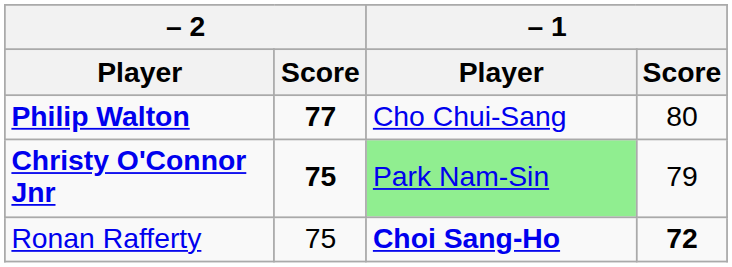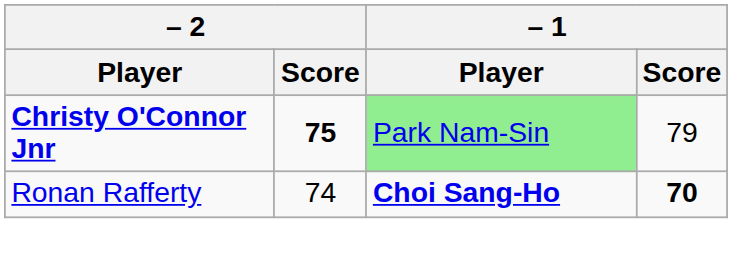- row: (101, 116)
(320, 238) 75 -> (320, 193) 74
(682, 238) 72 -> (682, 193) 70
